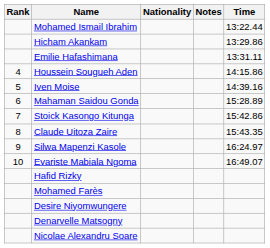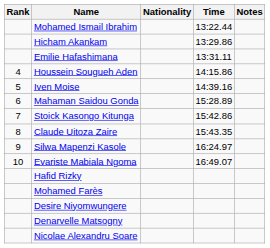columns swapped: (244, 12) <-> (209, 12)
